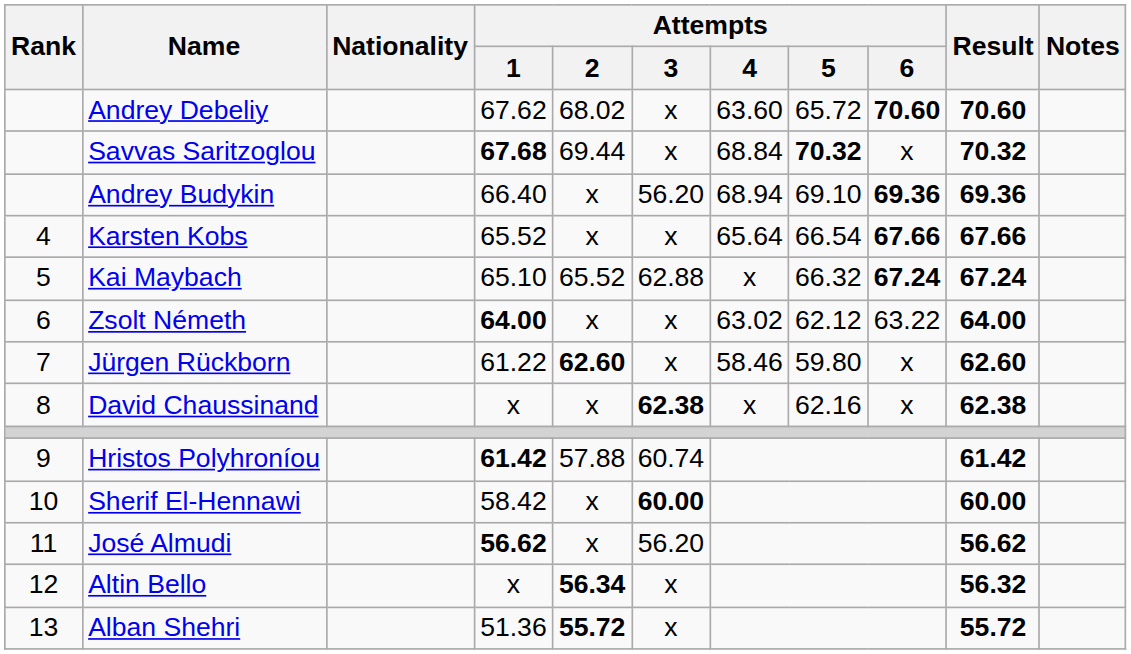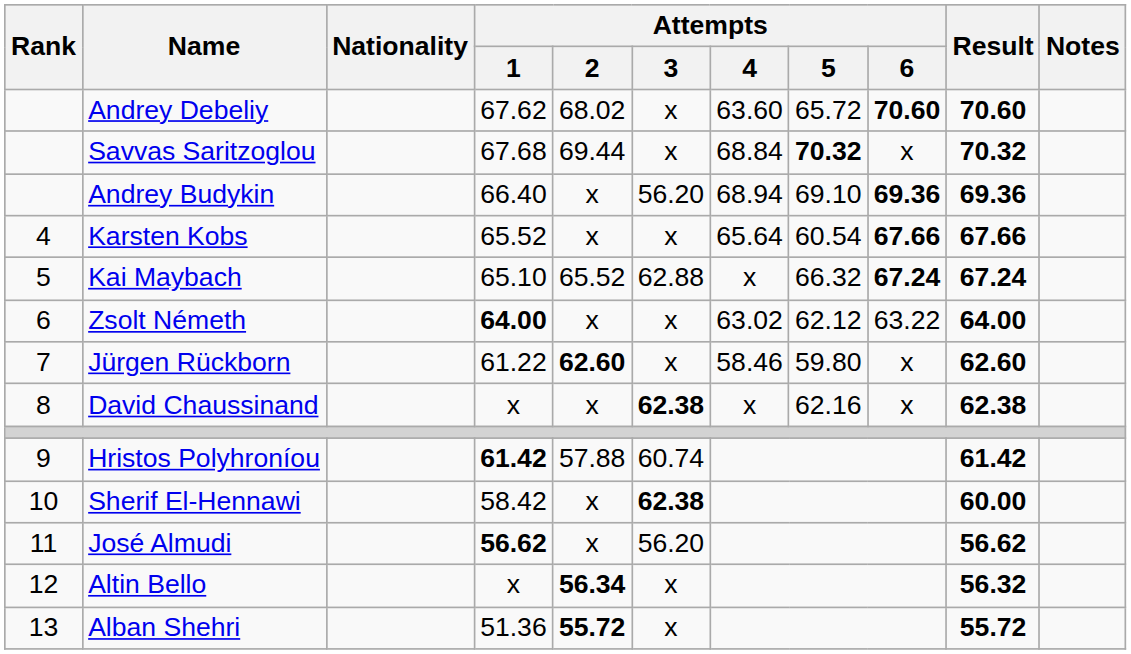(513, 151) bold -> (513, 151) normal
(828, 236) 66.54 -> (828, 236) 60.54
(671, 501) 60.00 -> (671, 501) 62.38
